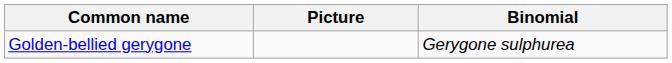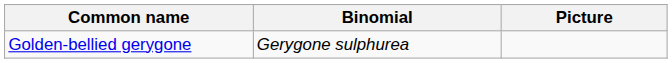columns swapped: (543, 17) <-> (336, 17)
